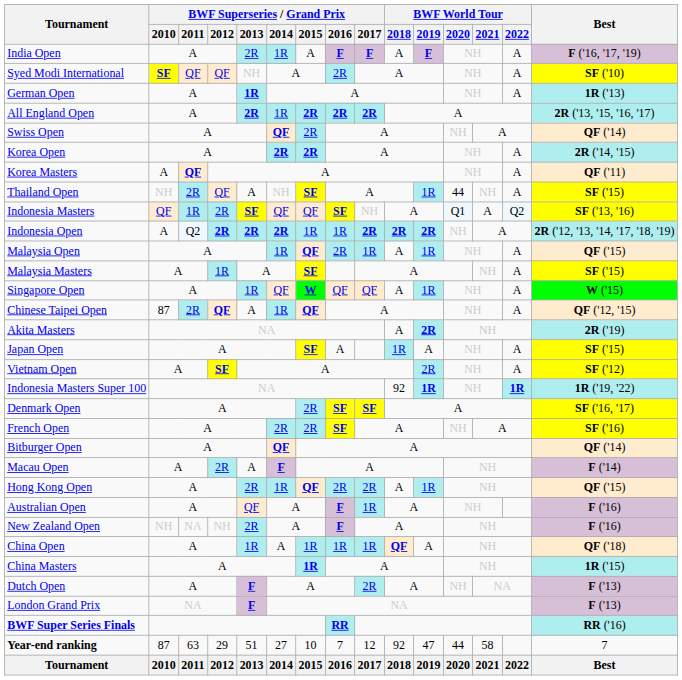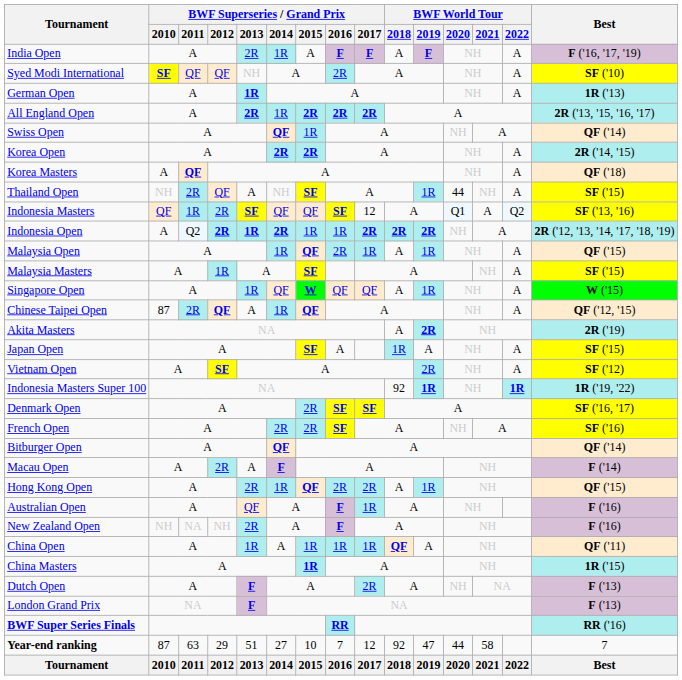(311, 133) 2R -> (311, 133) 1R
(605, 172) QF ('11) -> (605, 172) QF ('18)
(370, 211) NH -> (370, 211) 12
(252, 231) 2R -> (252, 231) 1R
(605, 546) QF ('18) -> (605, 546) QF ('11)
